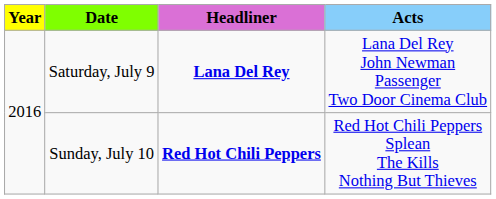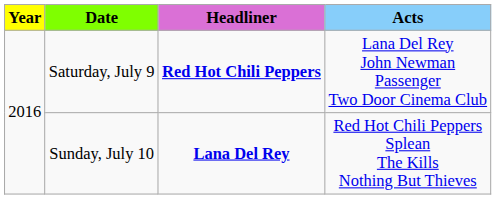(241, 71) Lana Del Rey -> (241, 71) Red Hot Chili Peppers
(241, 153) Red Hot Chili Peppers -> (241, 153) Lana Del Rey
